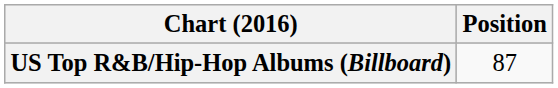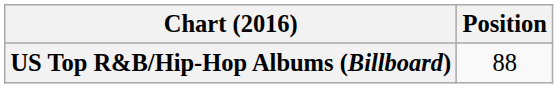(505, 62) 87 -> (505, 62) 88
